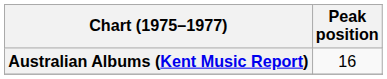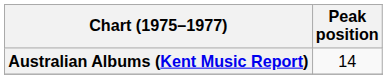(347, 61) 16 -> (347, 61) 14
